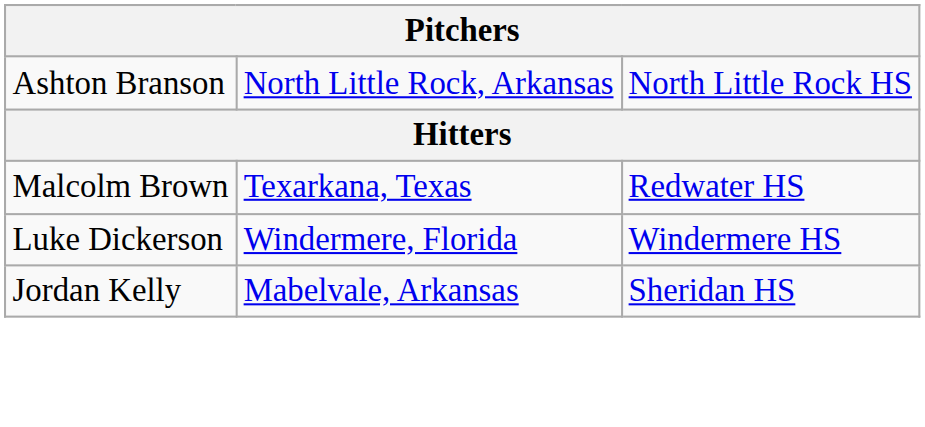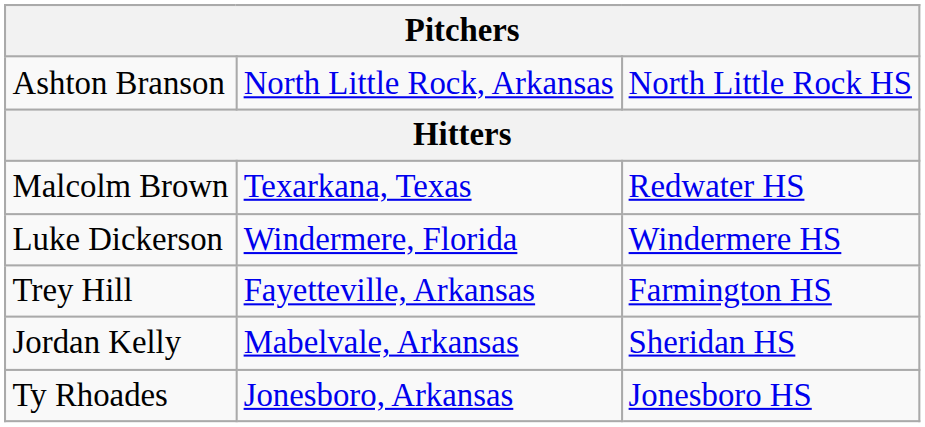+ row: (73, 290)
+ row: (90, 394)
